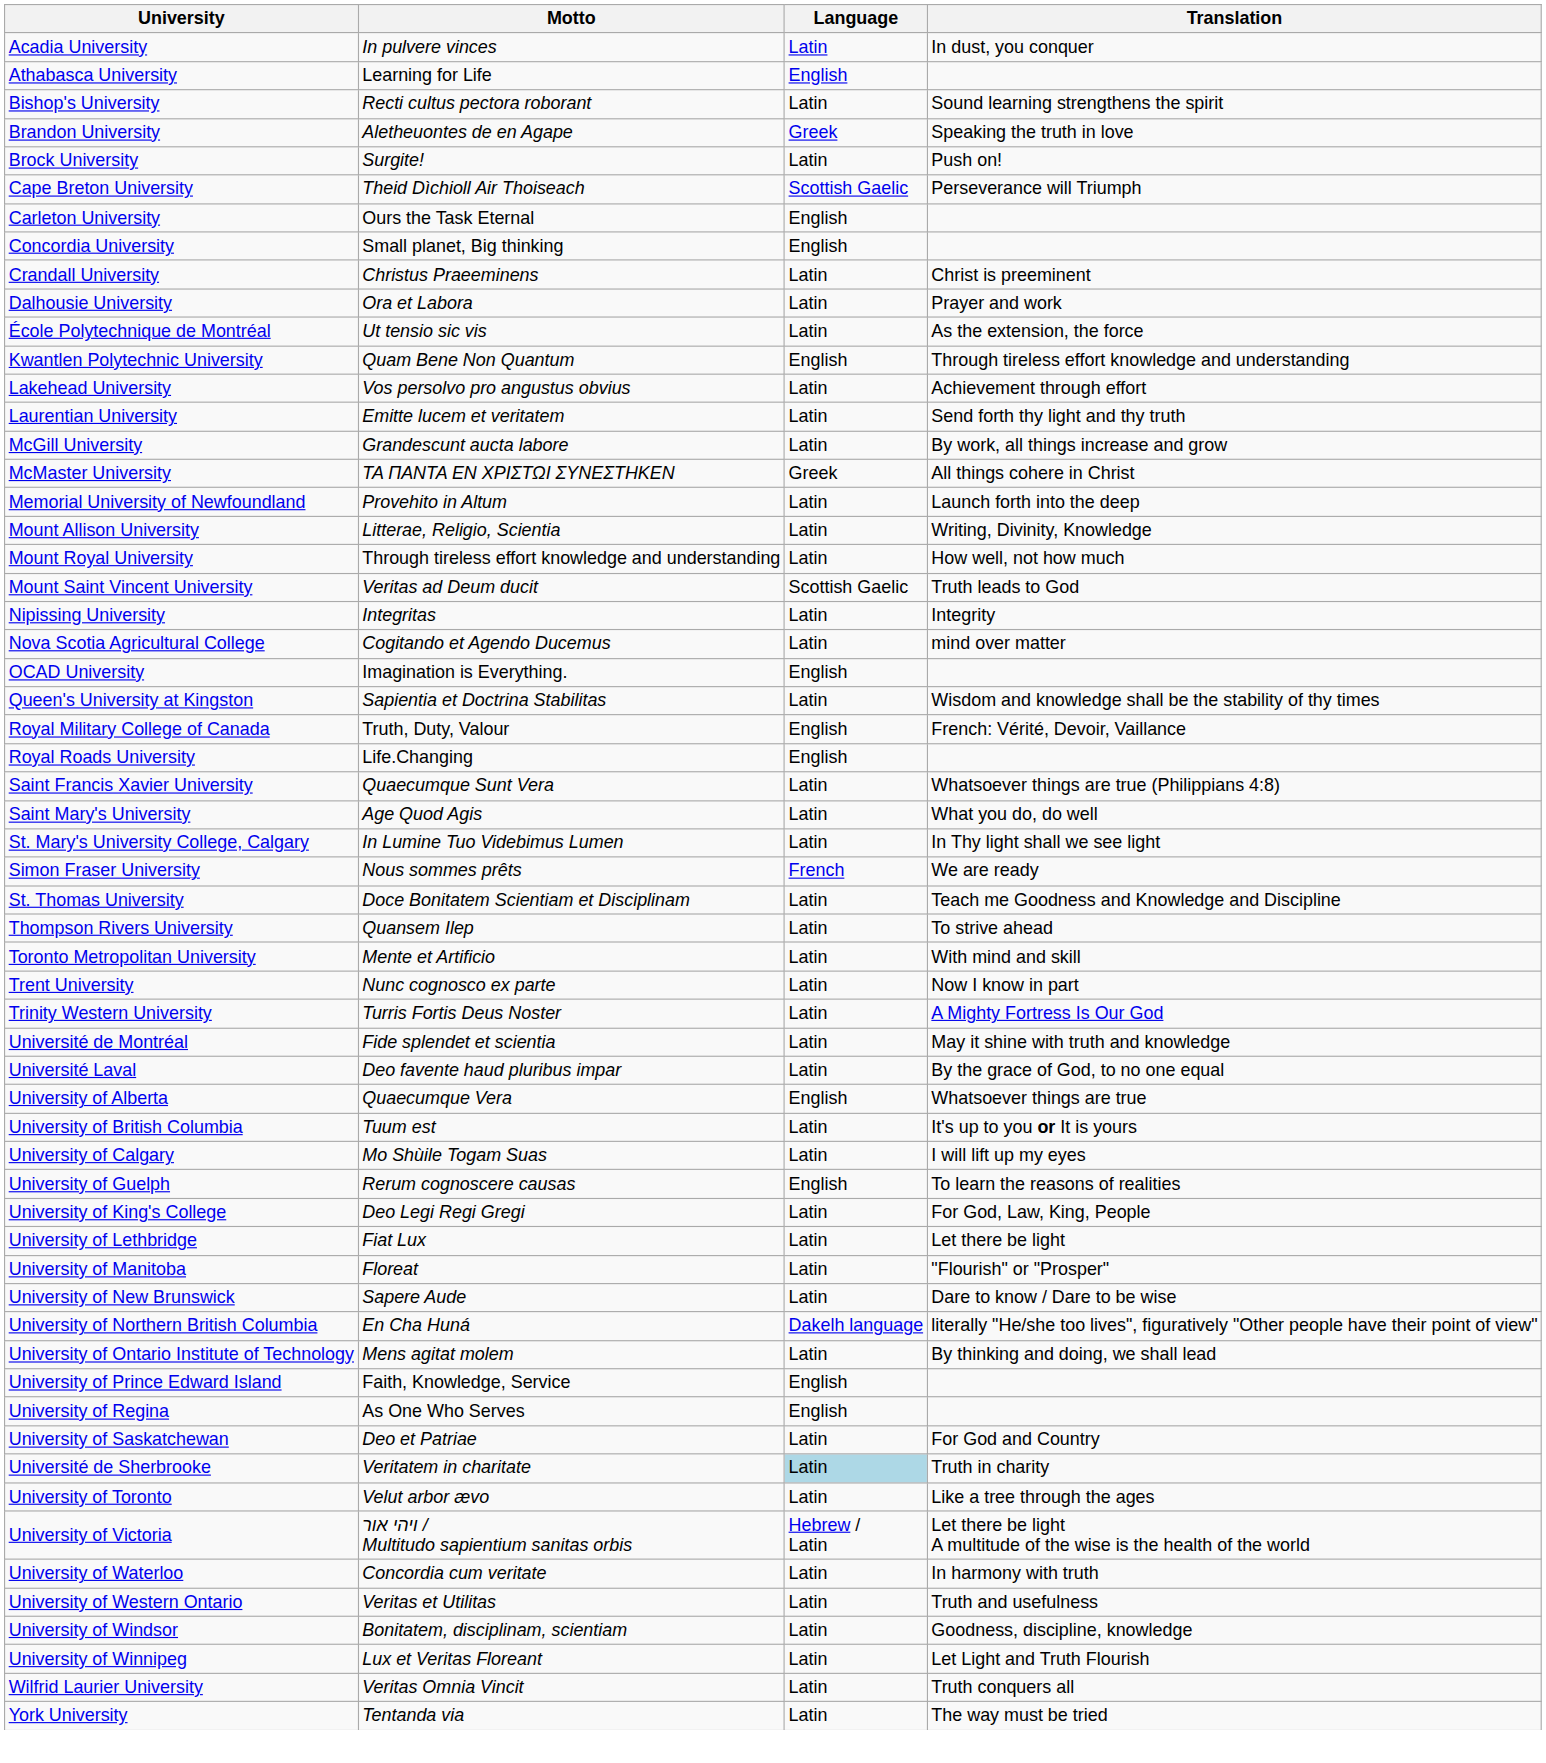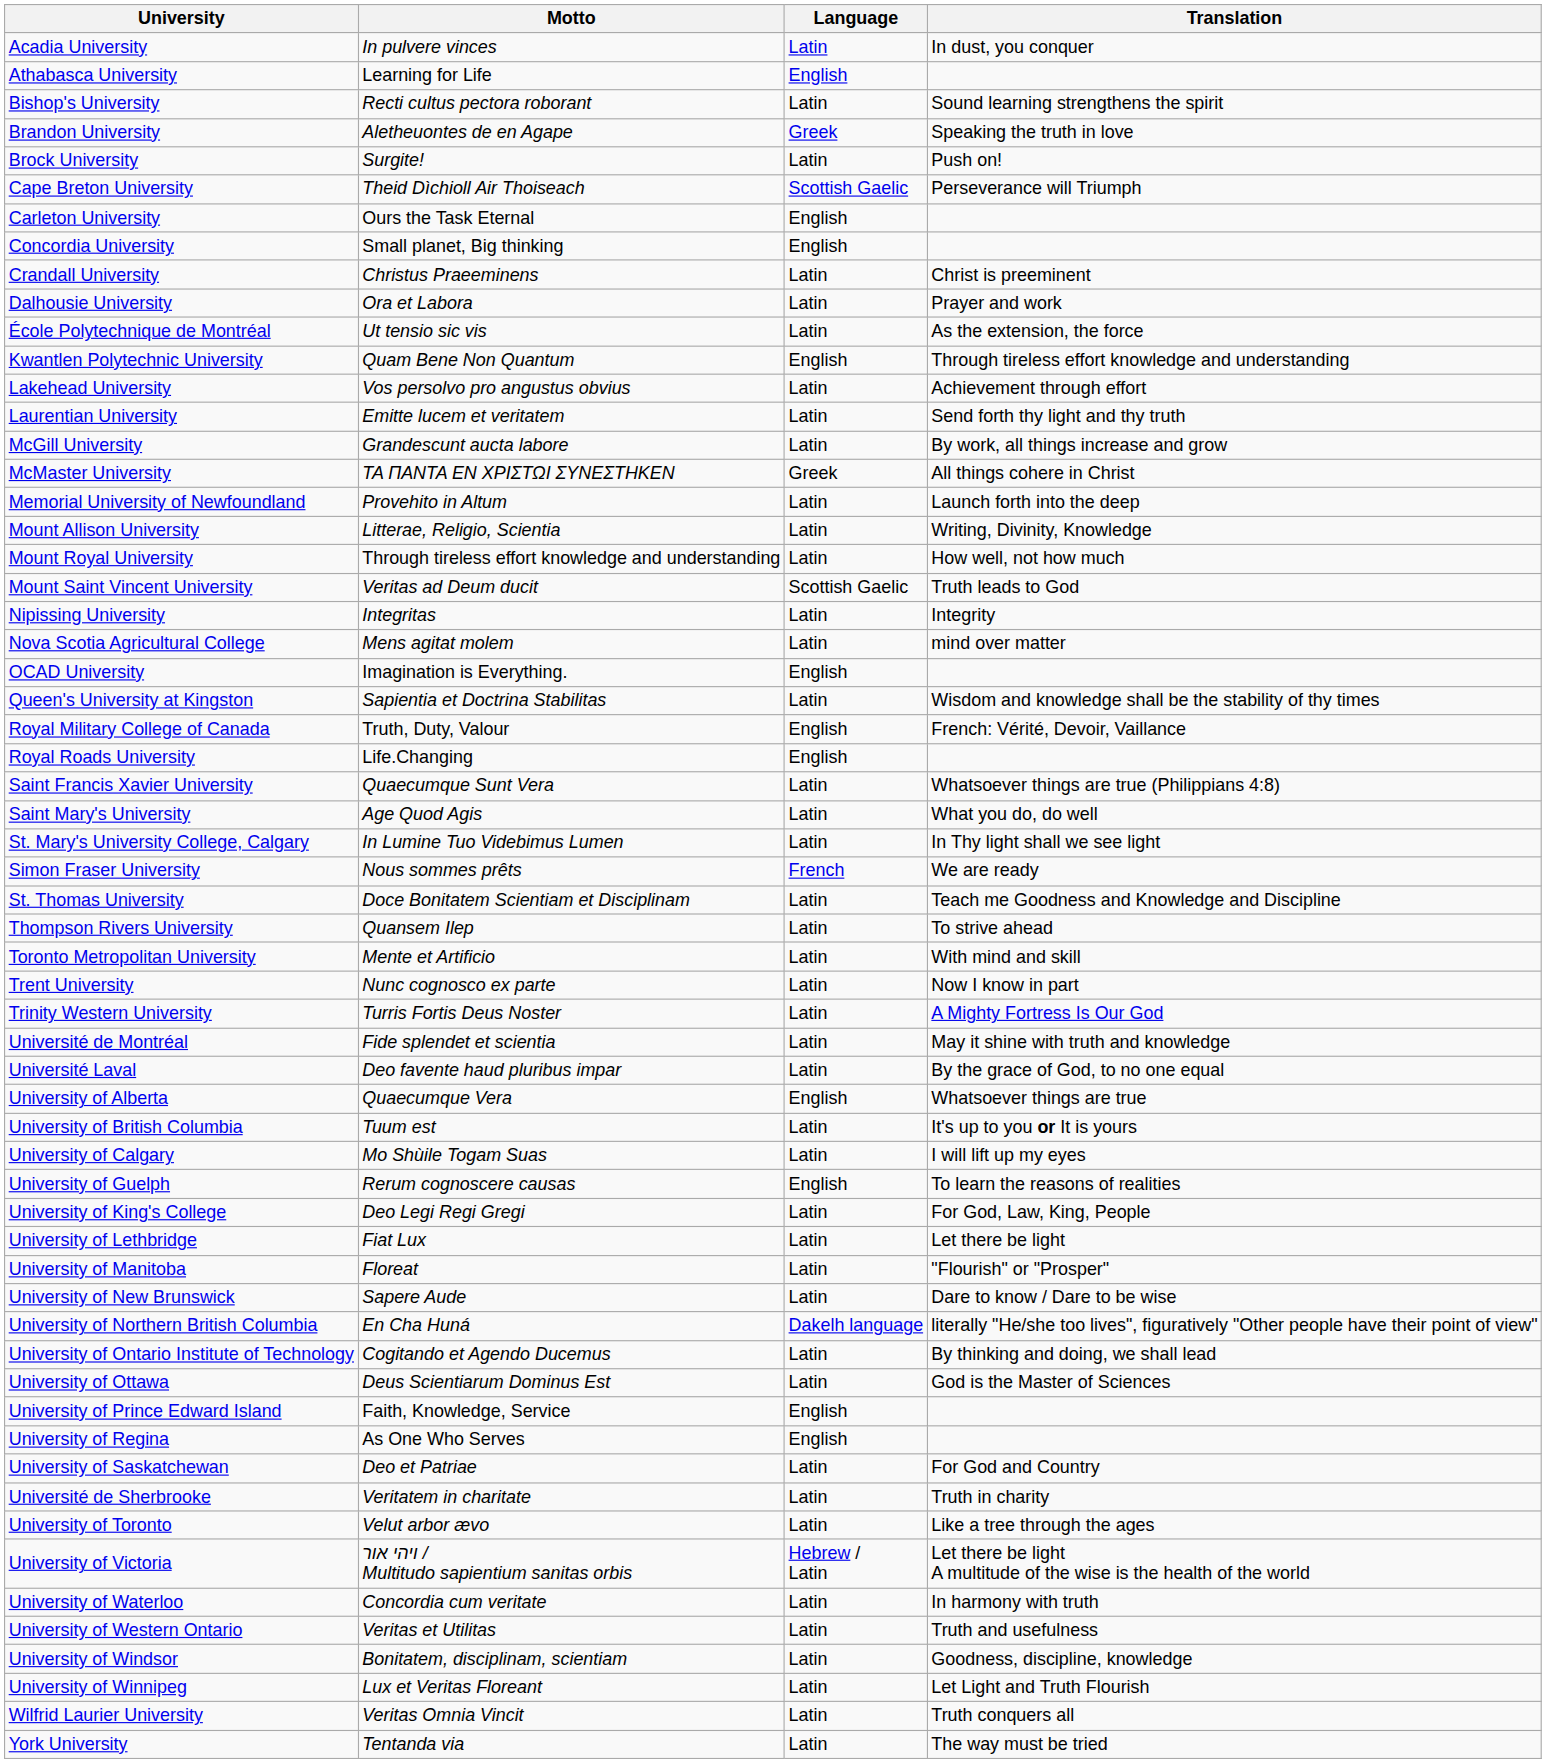(486, 643) Cogitando et Agendo Ducemus -> (438, 643) Mens agitat molem
(438, 1354) Mens agitat molem -> (486, 1354) Cogitando et Agendo Ducemus
+ row: (89, 1382)
(808, 1468) lightblue background -> (808, 1496) no background
